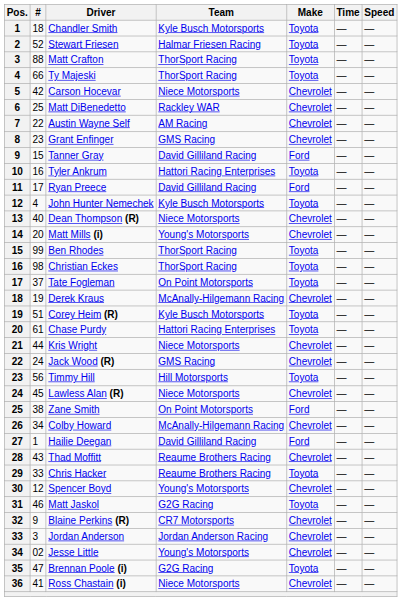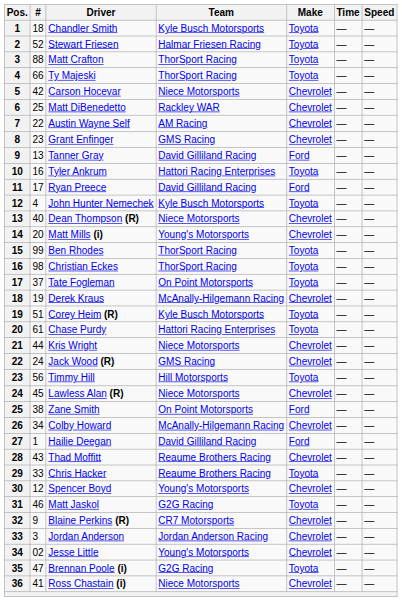(38, 155) 15 -> (38, 155) 13
